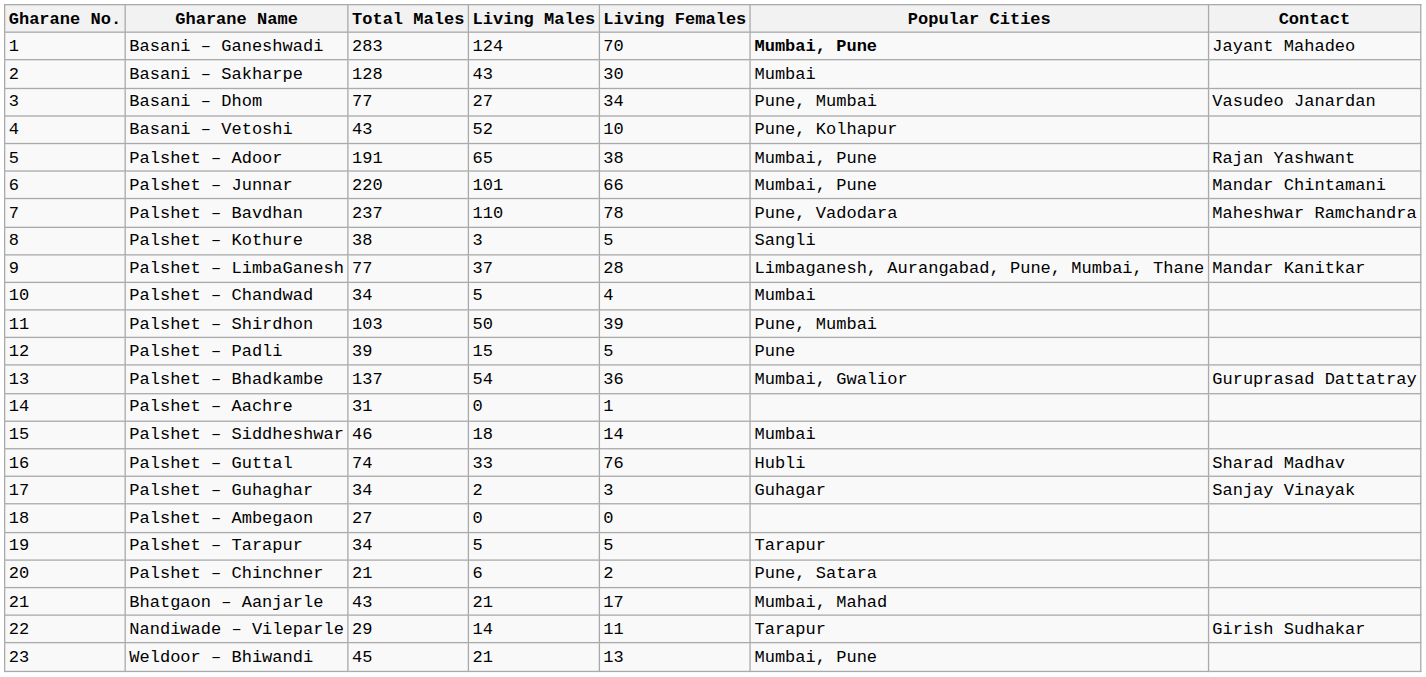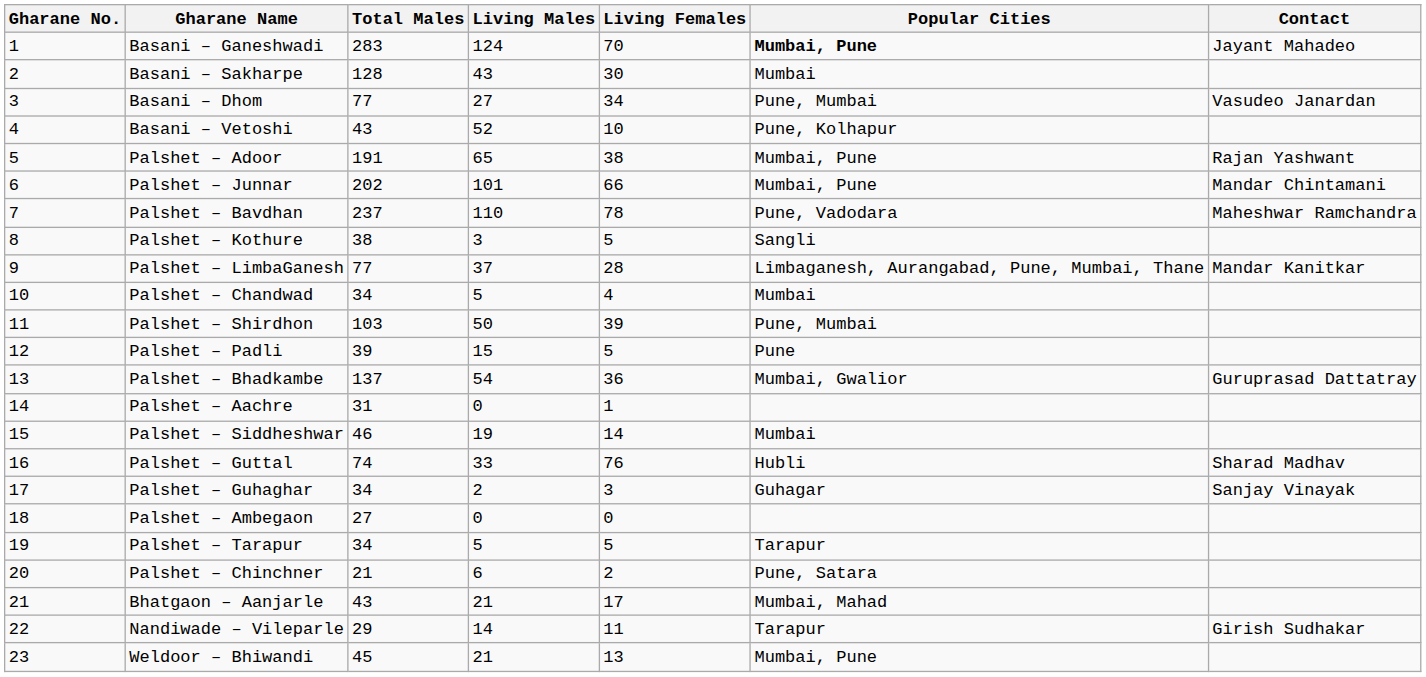(367, 185) 220 -> (367, 185) 202
(483, 435) 18 -> (483, 435) 19
